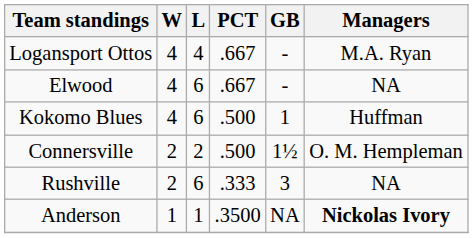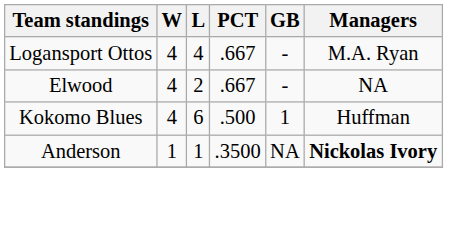(198, 85) 6 -> (198, 85) 2
- row: (81, 150)
- row: (81, 183)
